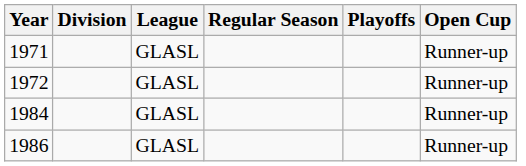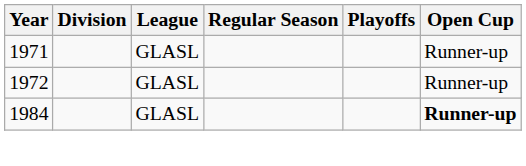(466, 113) normal -> (470, 113) bold
- row: (29, 144)
